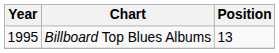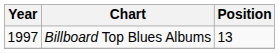(23, 37) 1995 -> (23, 37) 1997
